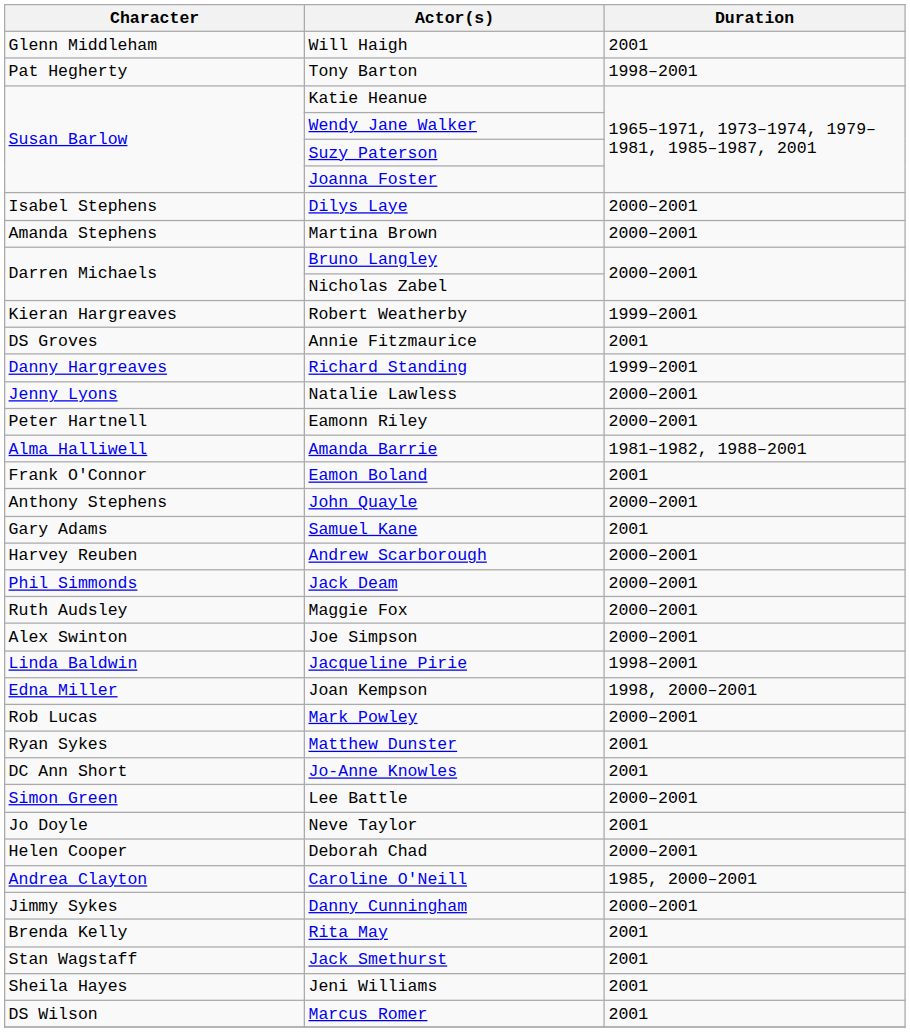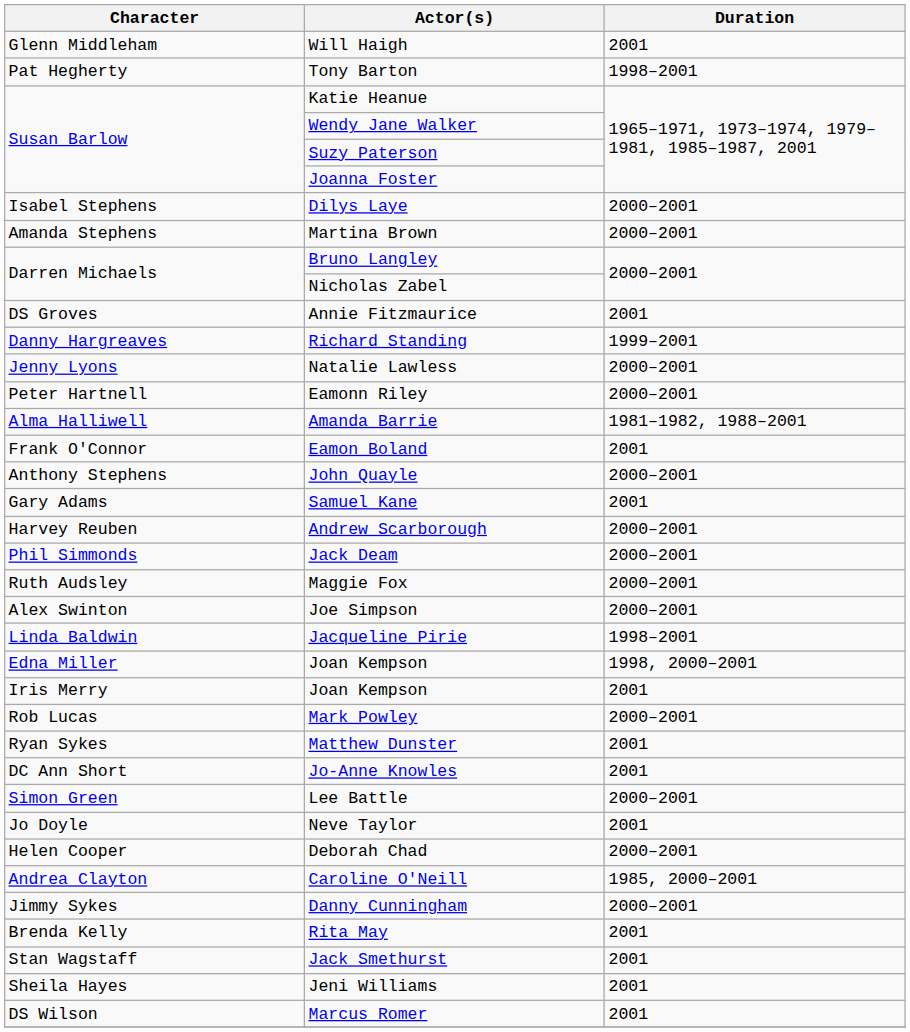- row: (93, 314)
+ row: (58, 691)
